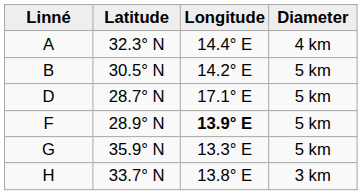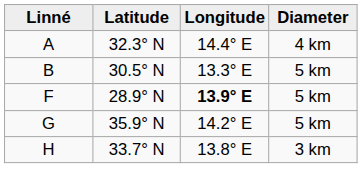(225, 70) 14.2° E -> (225, 70) 13.3° E
- row: (49, 96)
(225, 149) 13.3° E -> (225, 123) 14.2° E
